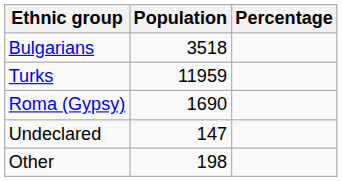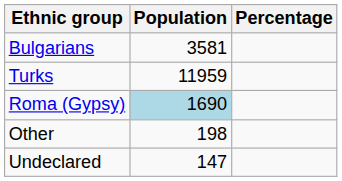(207, 47) 3518 -> (207, 47) 3581
(207, 104) no background -> (207, 104) lightblue background
rows swapped: (31, 162) <-> (55, 133)
